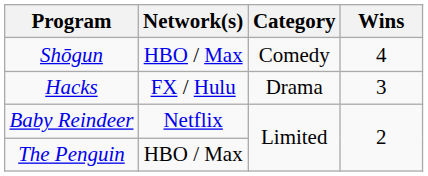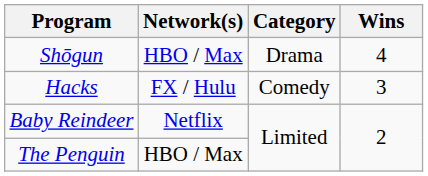(294, 54) Comedy -> (294, 54) Drama
(294, 87) Drama -> (294, 87) Comedy
